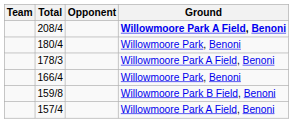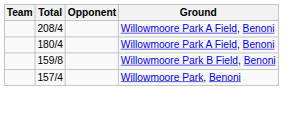(203, 28) bold -> (198, 28) normal
(181, 45) Willowmoore Park, Benoni -> (198, 45) Willowmoore Park A Field, Benoni
- row: (50, 61)
- row: (50, 77)
(198, 110) Willowmoore Park A Field, Benoni -> (181, 77) Willowmoore Park, Benoni
